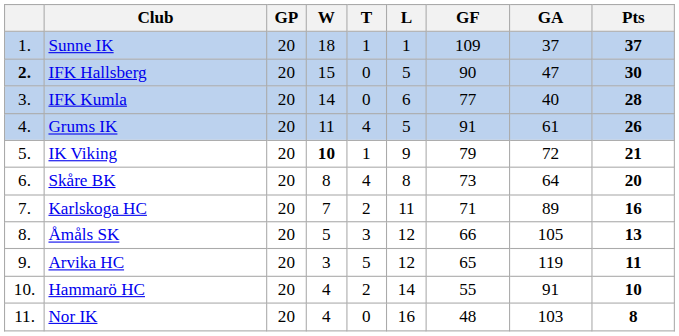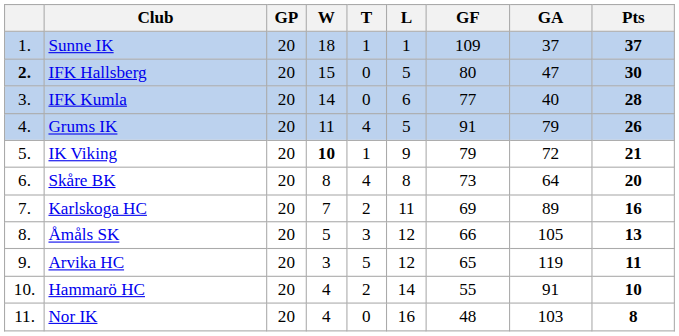(468, 72) 90 -> (468, 72) 80
(551, 126) 61 -> (551, 126) 79
(468, 208) 71 -> (468, 208) 69
